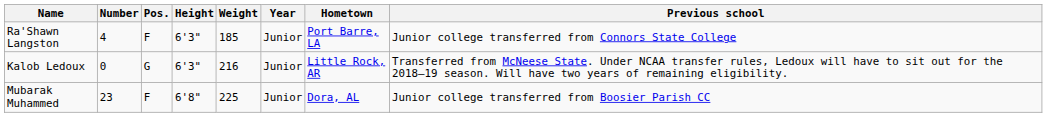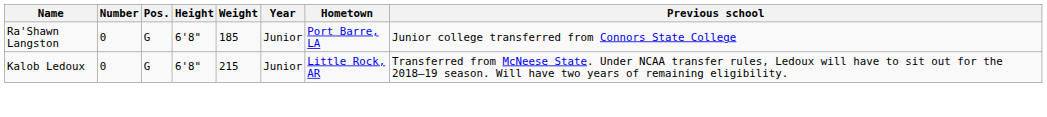(103, 37) 4 -> (103, 37) 0
(147, 37) F -> (147, 37) G
(188, 37) 6'3" -> (188, 37) 6'8"
(188, 67) 6'3" -> (188, 67) 6'8"
(229, 67) 216 -> (229, 67) 215
- row: (33, 97)
